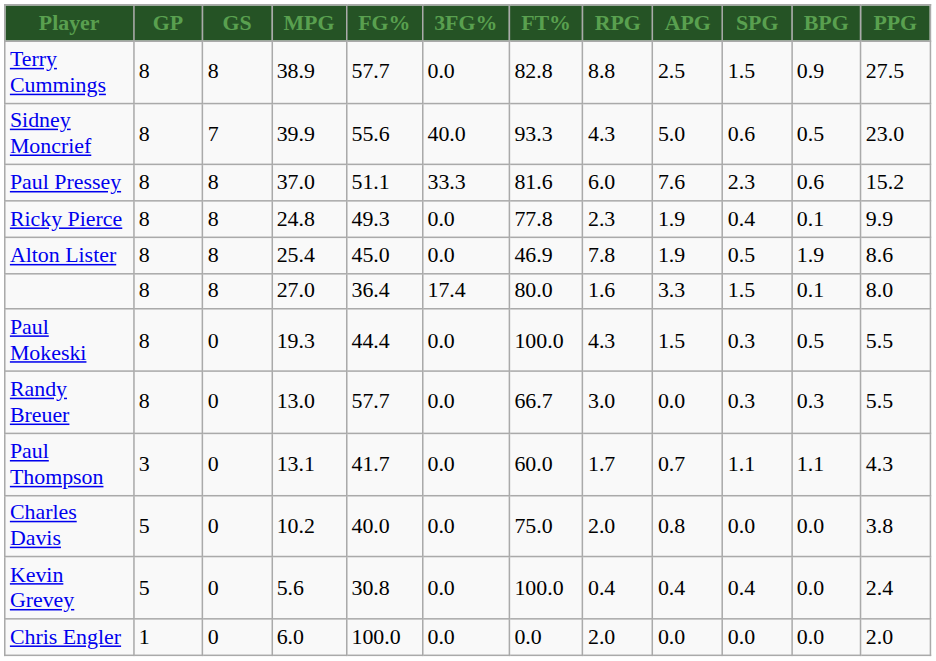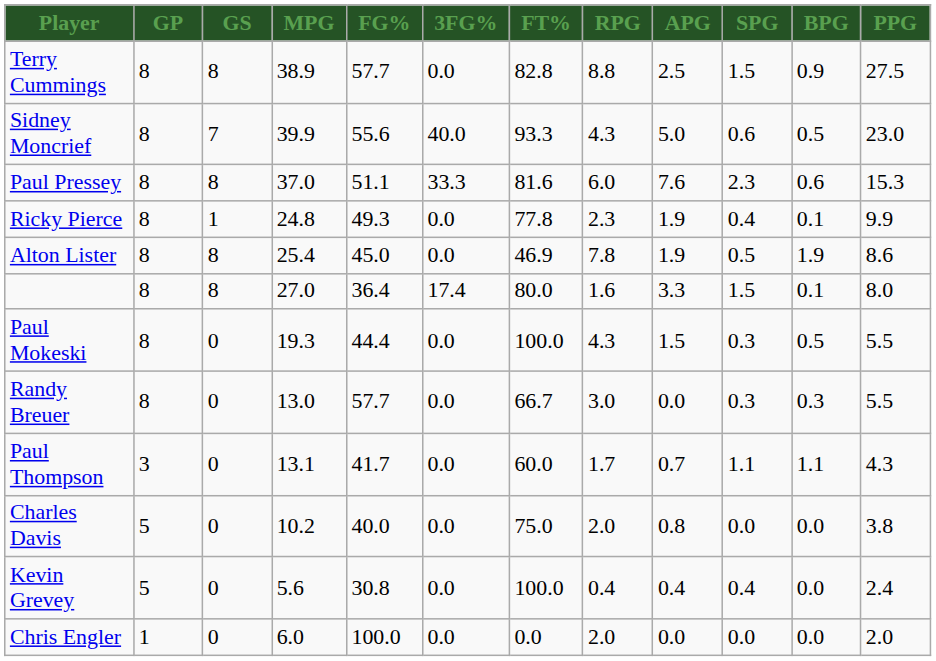(885, 182) 15.2 -> (885, 182) 15.3
(213, 219) 8 -> (213, 219) 1
